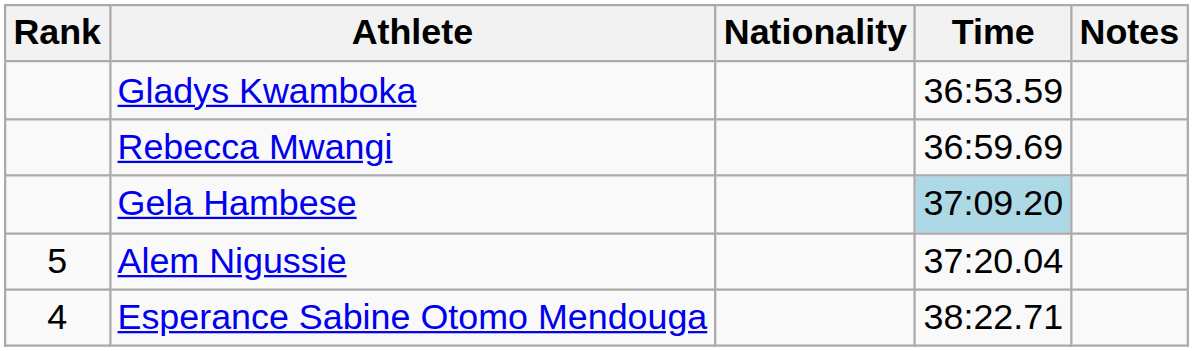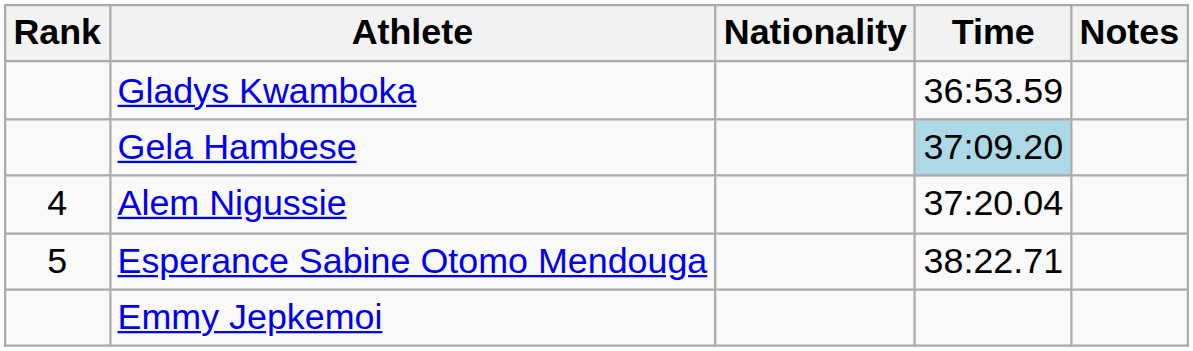- row: (255, 146)
(57, 260) 5 -> (57, 203) 4
(57, 317) 4 -> (57, 260) 5
+ row: (250, 317)
